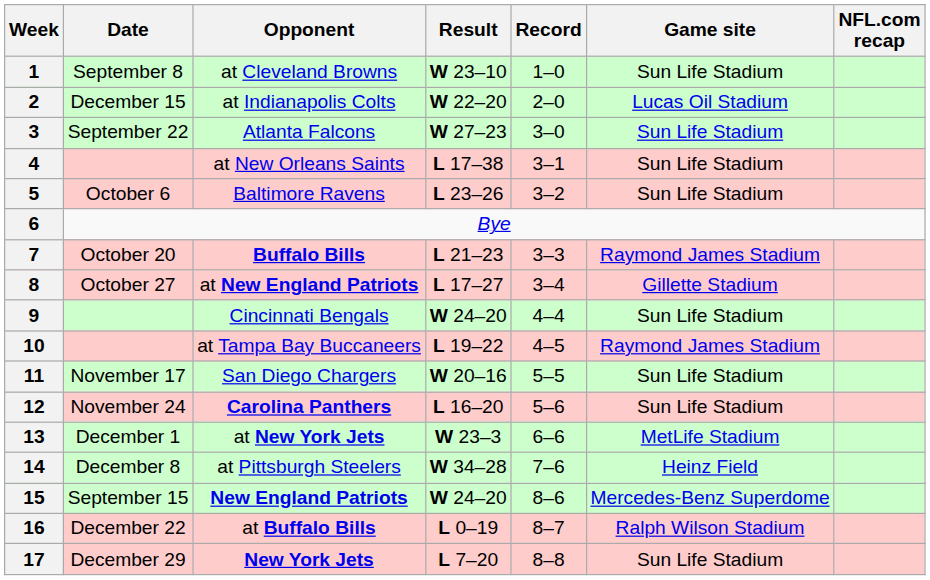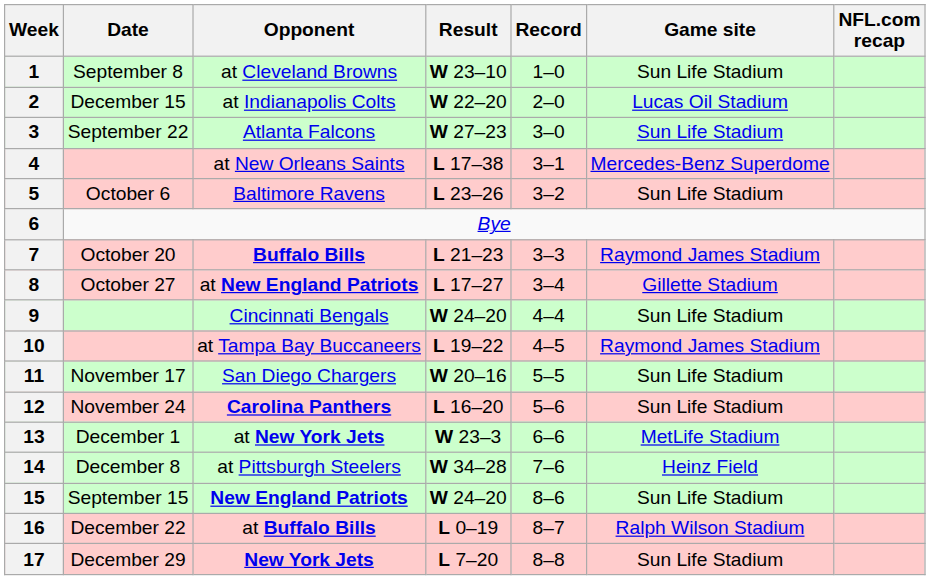(710, 163) Sun Life Stadium -> (710, 163) Mercedes-Benz Superdome
(710, 498) Mercedes-Benz Superdome -> (710, 498) Sun Life Stadium
